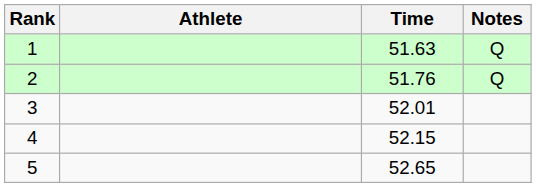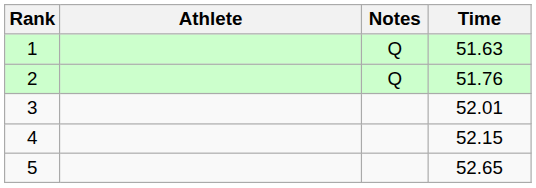columns swapped: (412, 19) <-> (497, 19)
